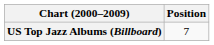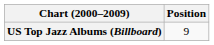(186, 31) 7 -> (186, 31) 9
